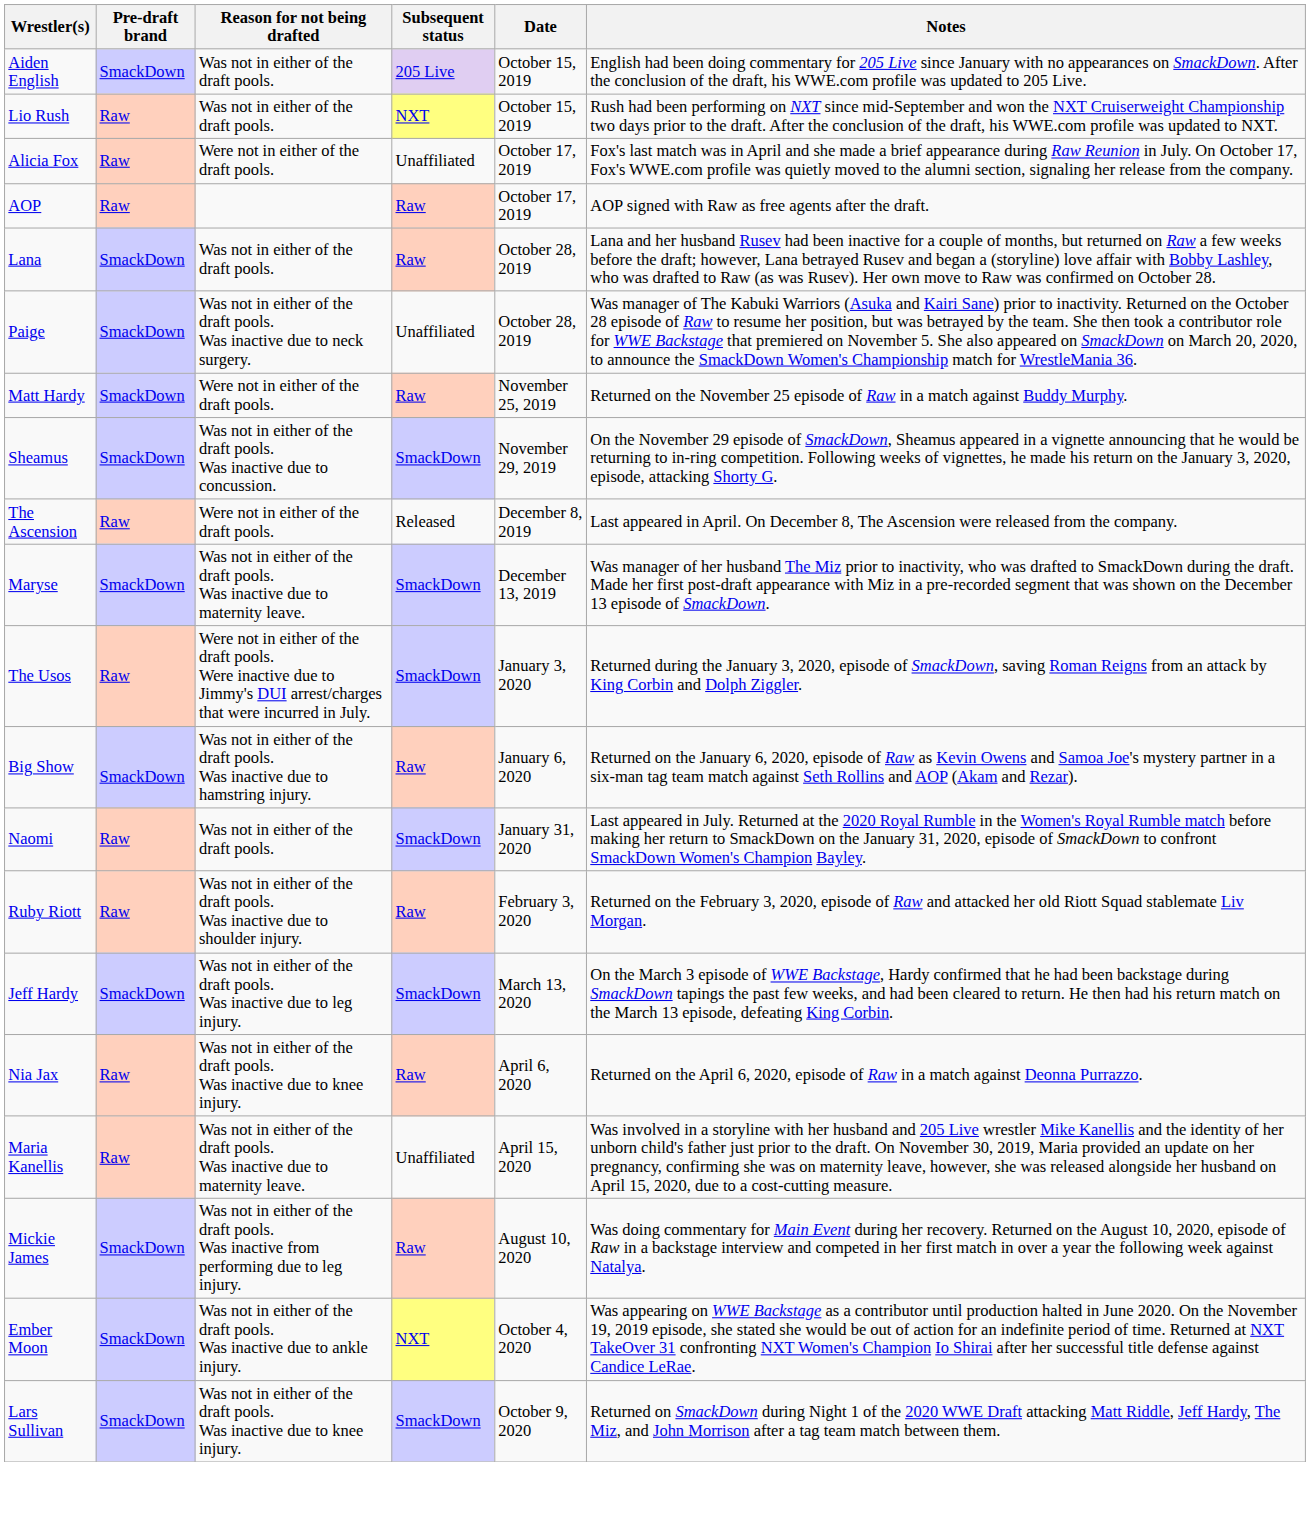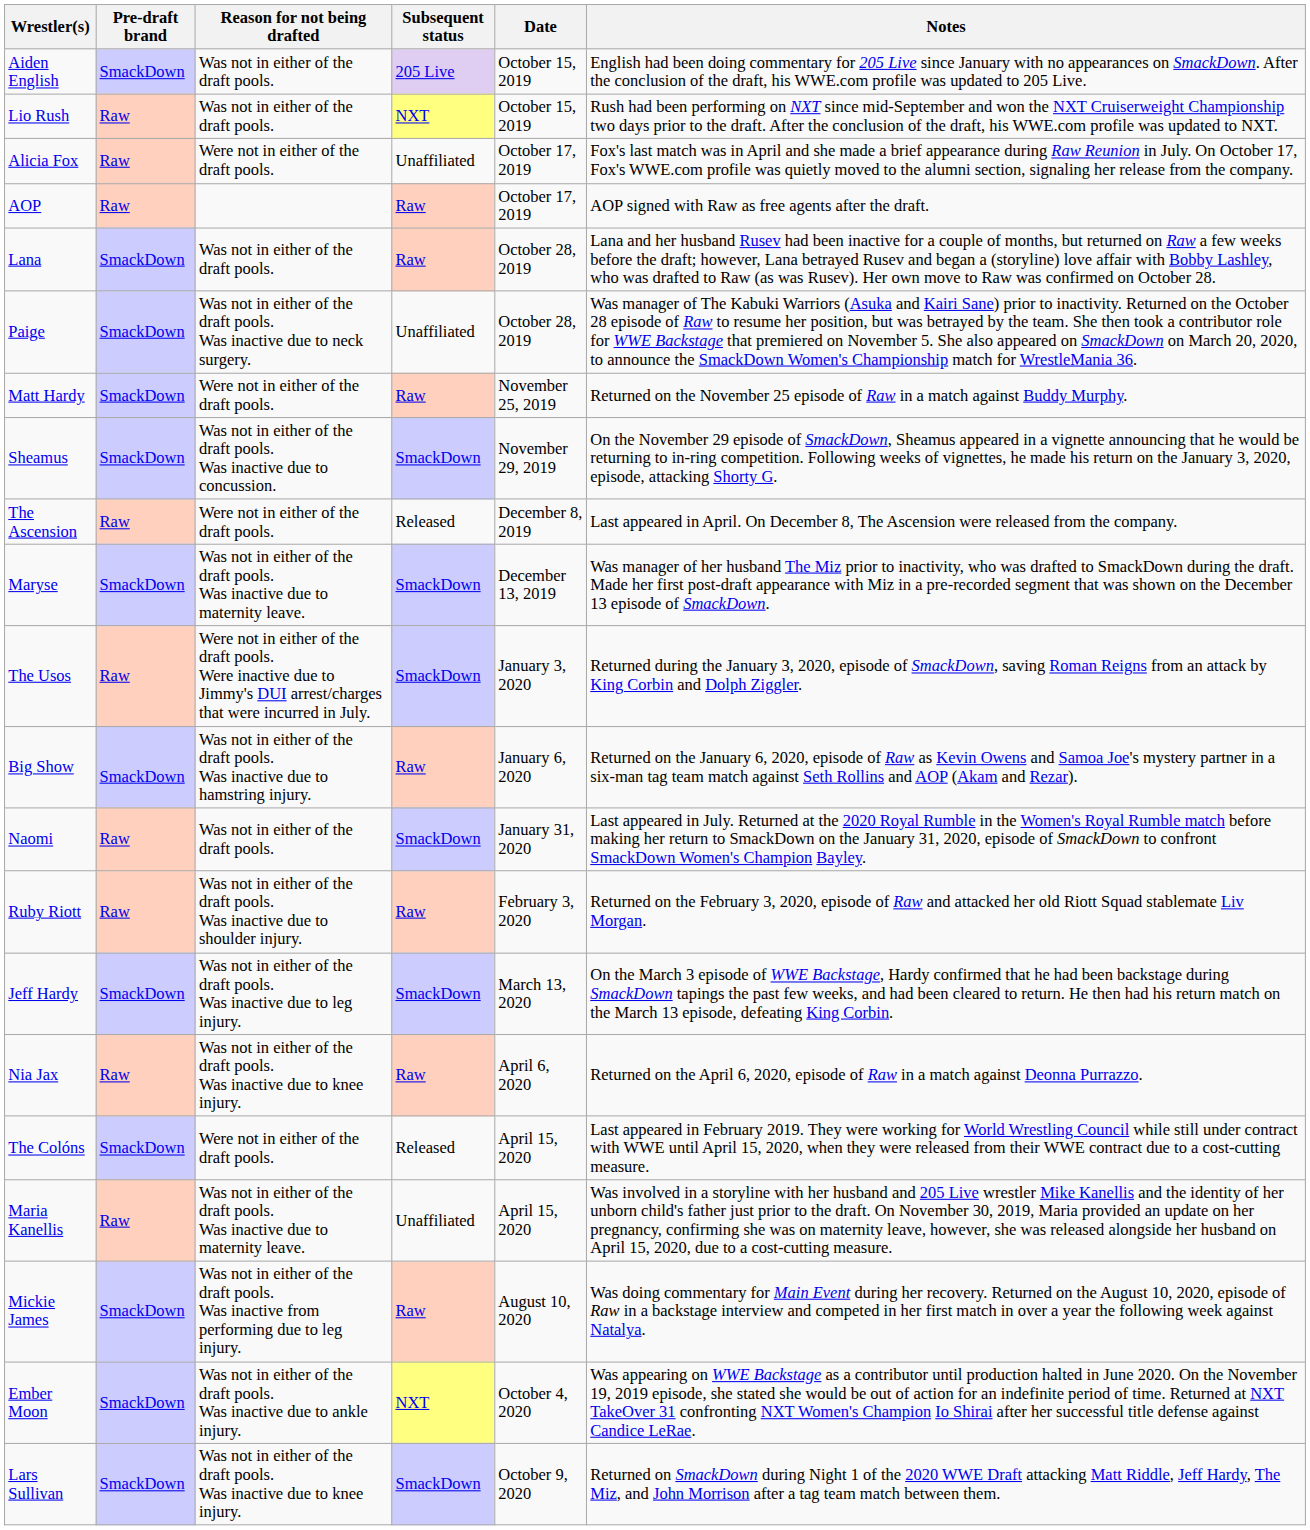+ row: (47, 1147)
